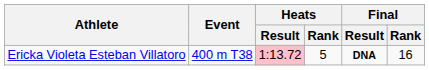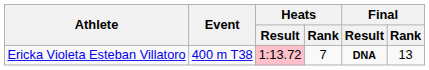(323, 55) 5 -> (323, 55) 7
(406, 55) 16 -> (406, 55) 13
